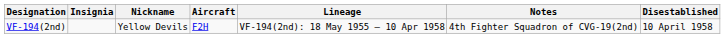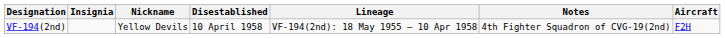columns swapped: (214, 12) <-> (680, 12)
